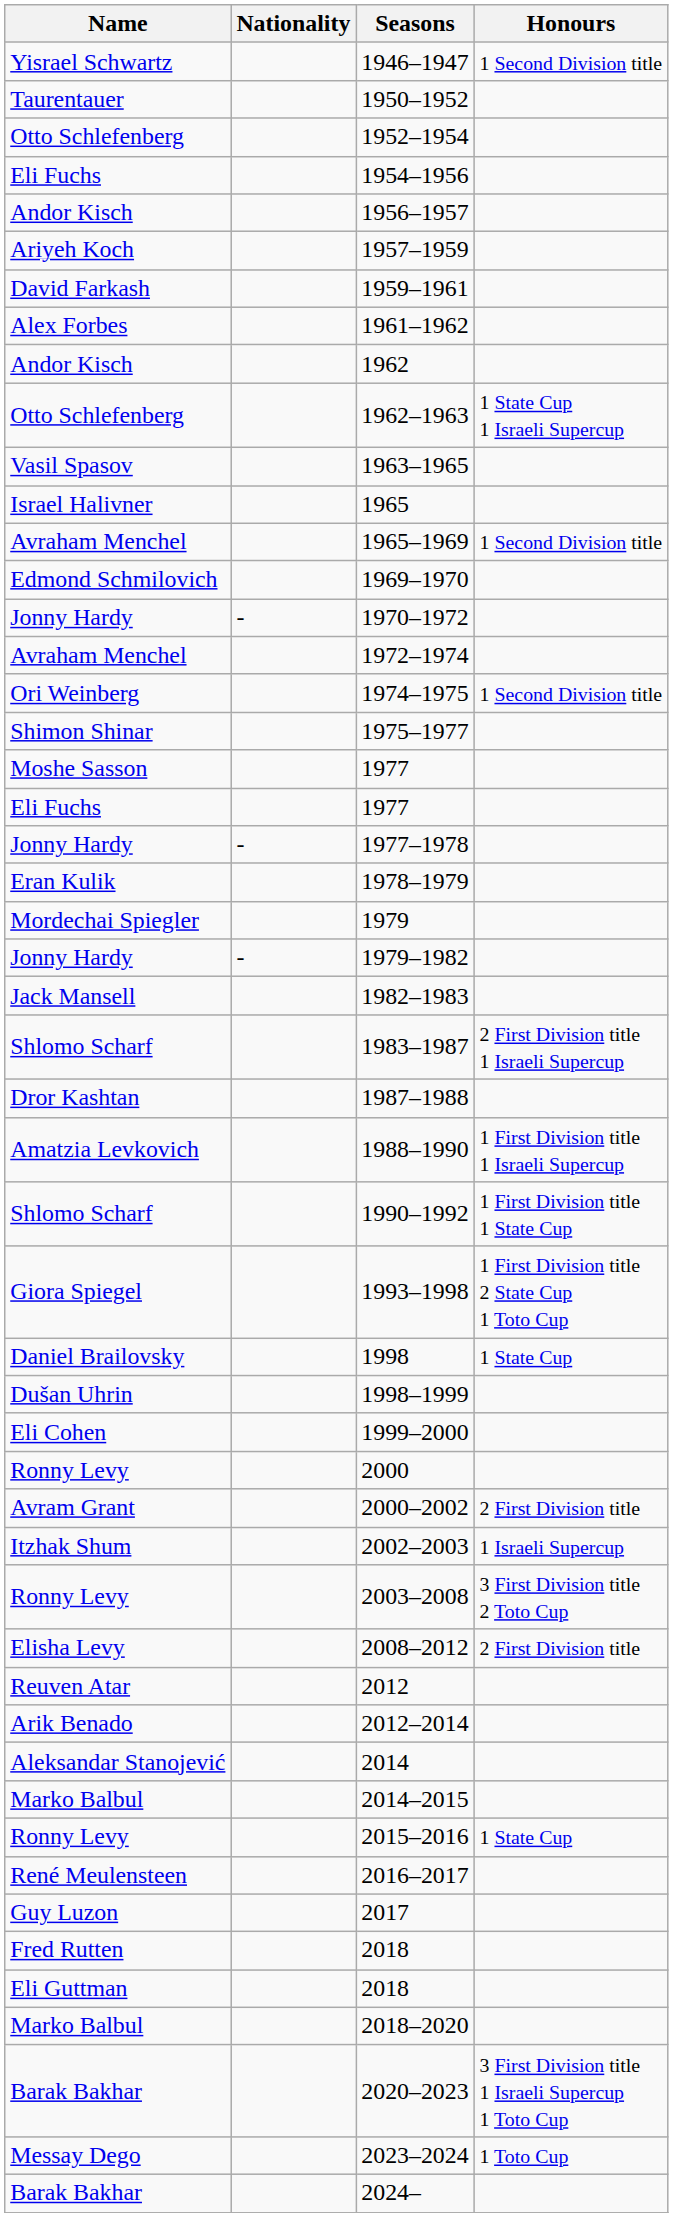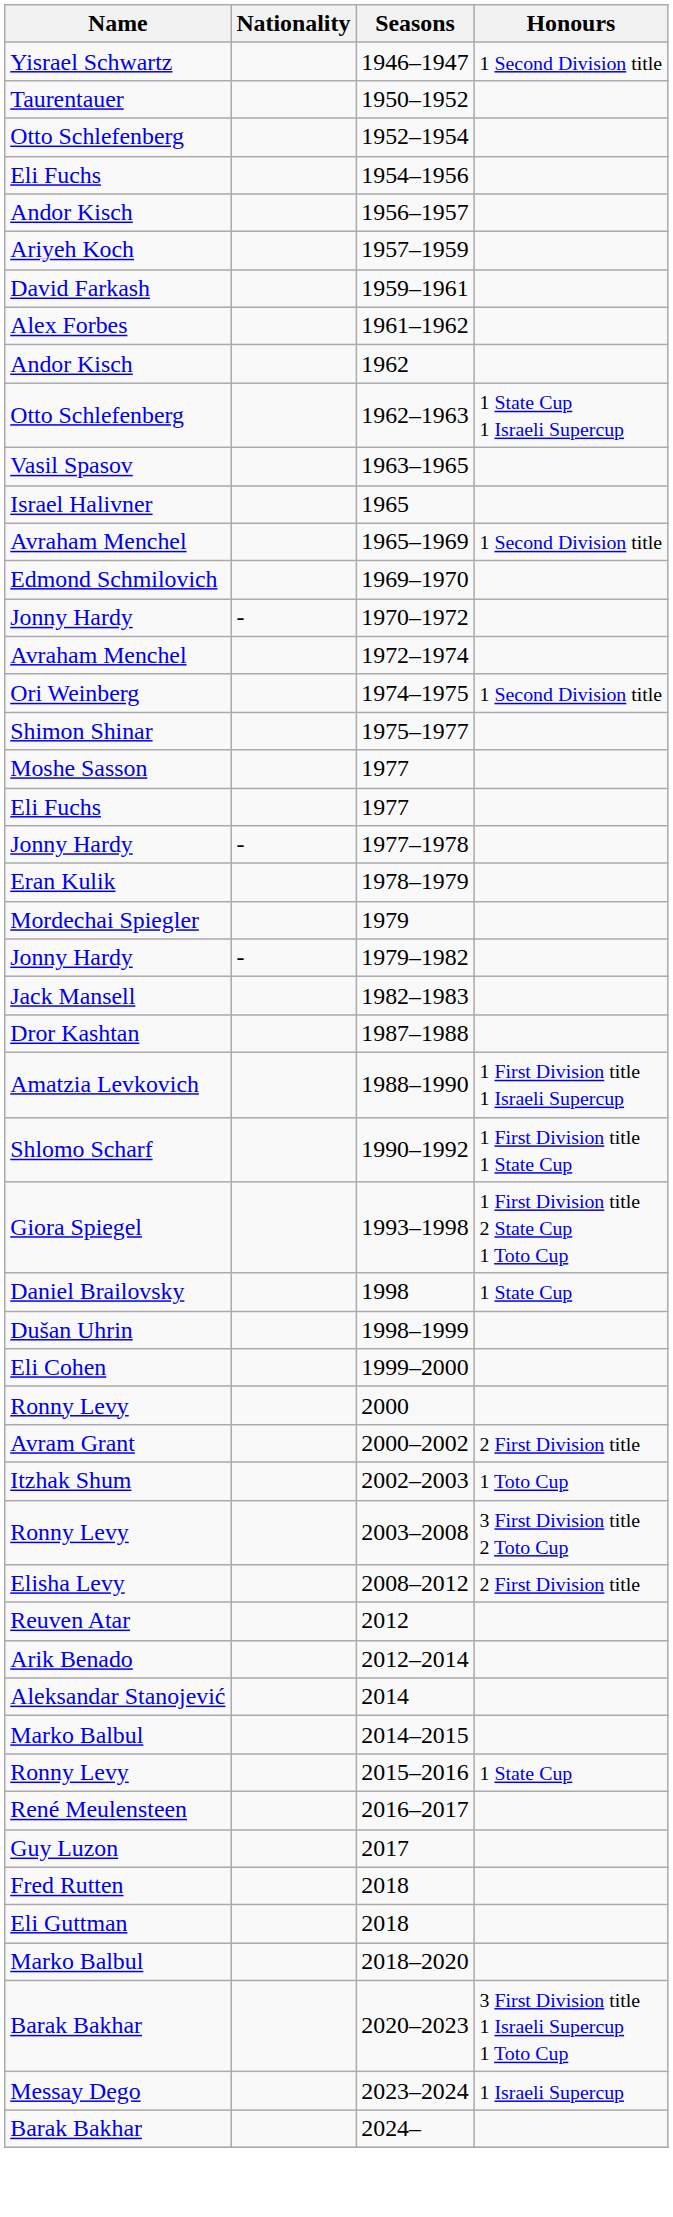- row: (81, 1046)
(552, 1546) 1 Israeli Supercup -> (524, 1482) 1 Toto Cup
(524, 2156) 1 Toto Cup -> (552, 2092) 1 Israeli Supercup
